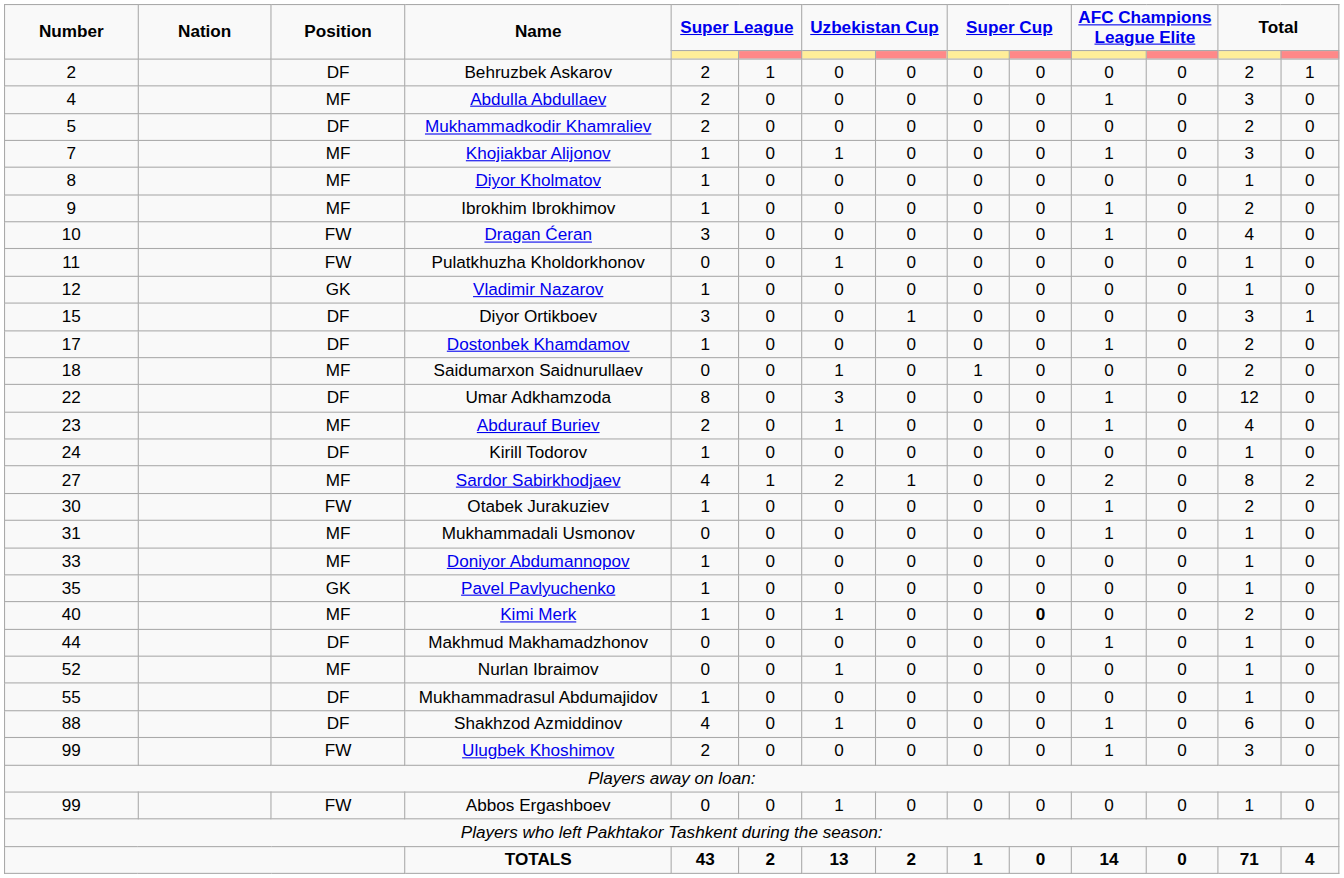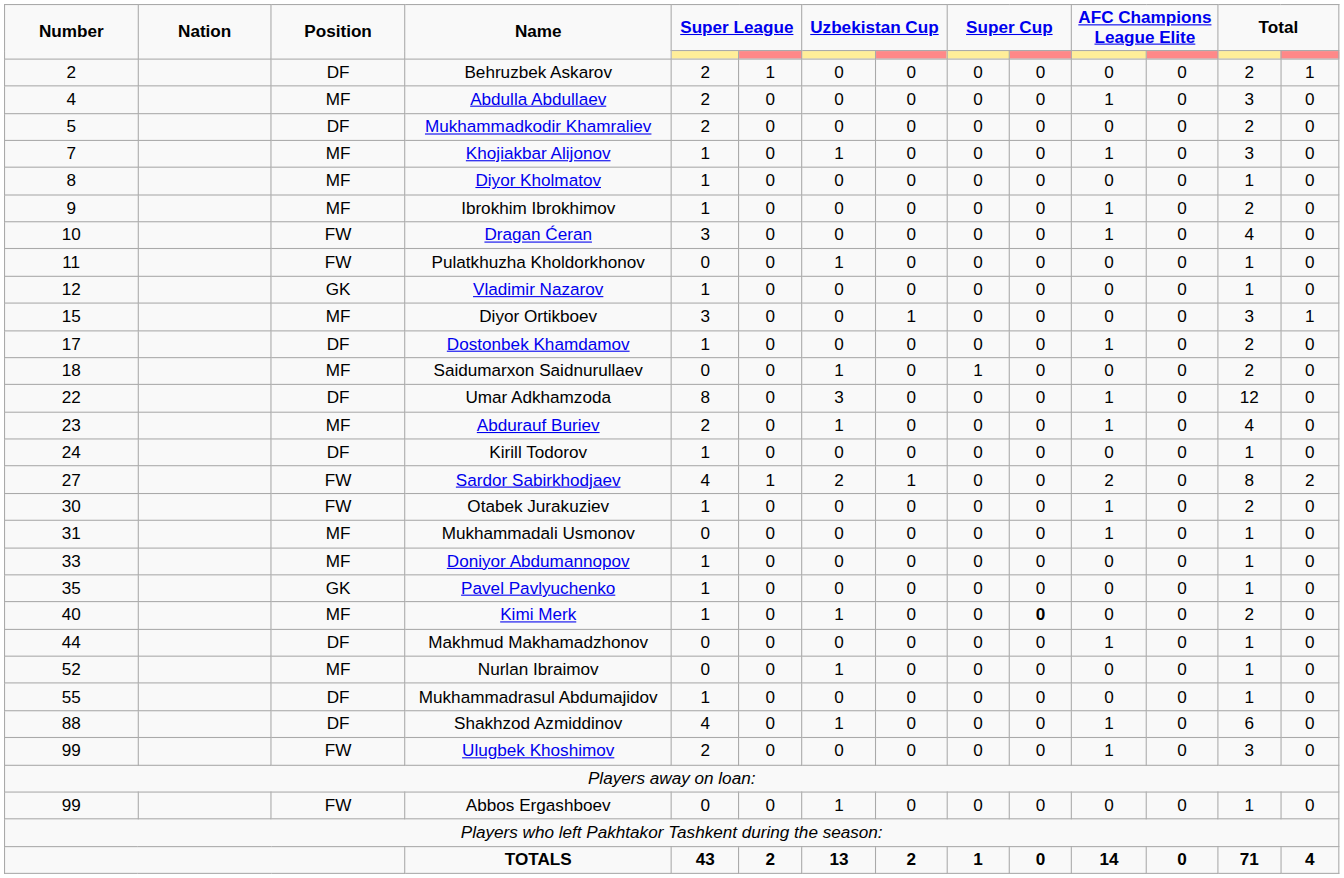(338, 316) DF -> (338, 316) MF
(338, 479) MF -> (338, 479) FW
